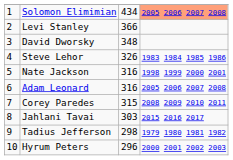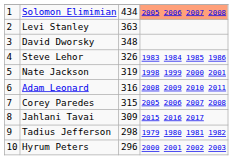(129, 27) 366 -> (129, 27) 363
(129, 72) 316 -> (129, 72) 319
(184, 87) 2005 2006 2007 2008 -> (184, 87) 2008 2009 2010 2011
(184, 102) 2008 2009 2010 2011 -> (184, 102) 2005 2006 2007 2008
(129, 117) 303 -> (129, 117) 309
